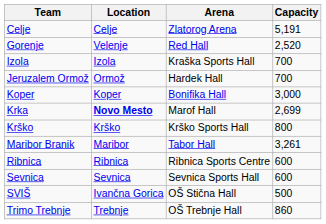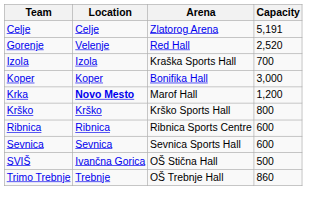- row: (48, 78)
(288, 111) 2,699 -> (270, 95) 1,200
- row: (41, 144)
